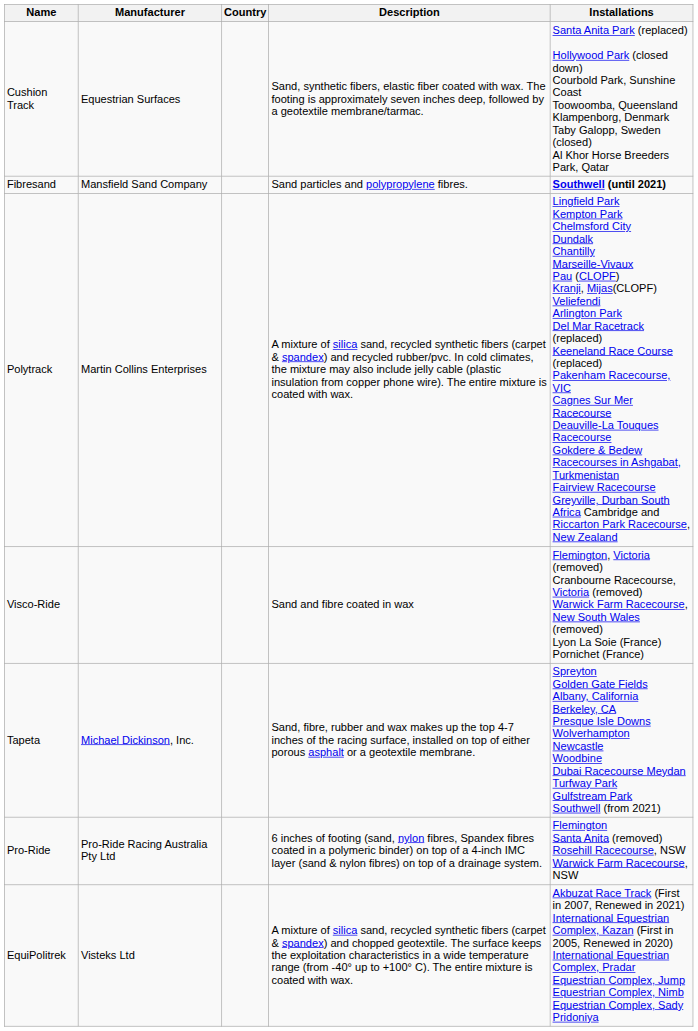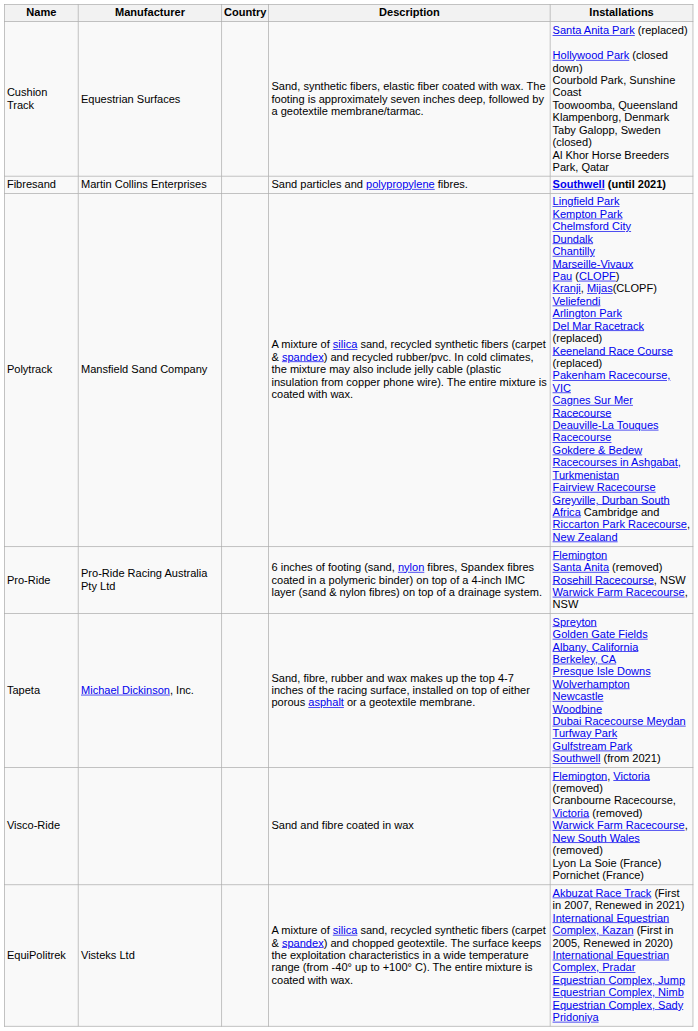(144, 184) Mansfield Sand Company -> (144, 184) Martin Collins Enterprises
(144, 370) Martin Collins Enterprises -> (144, 370) Mansfield Sand Company
rows swapped: (29, 851) <-> (33, 604)
